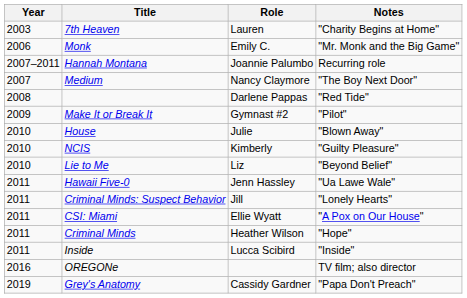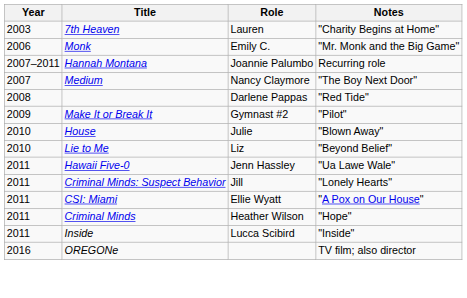- row: (77, 149)
- row: (102, 285)
